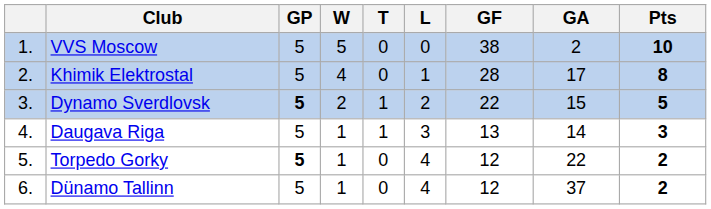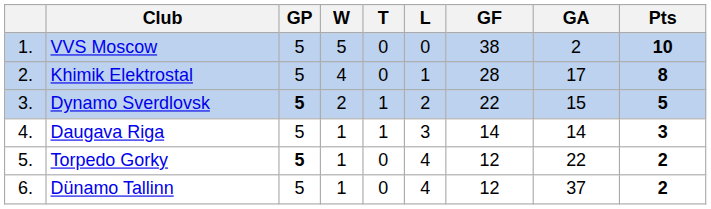(489, 132) 13 -> (489, 132) 14
